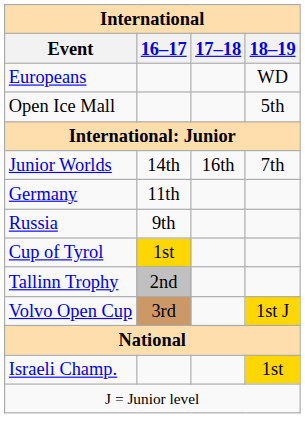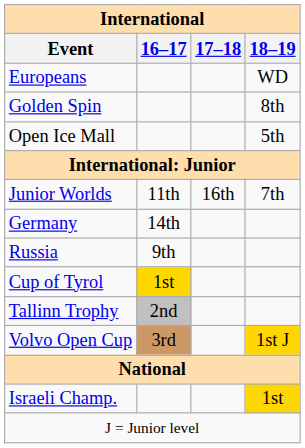+ row: (55, 106)
(164, 164) 14th -> (164, 194) 11th
(164, 194) 11th -> (164, 223) 14th
